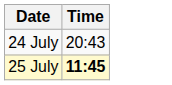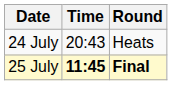+ column: (138, 17)
